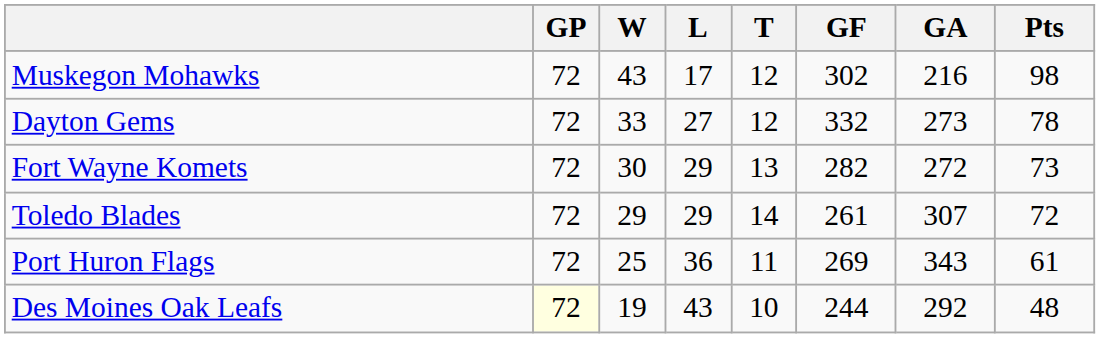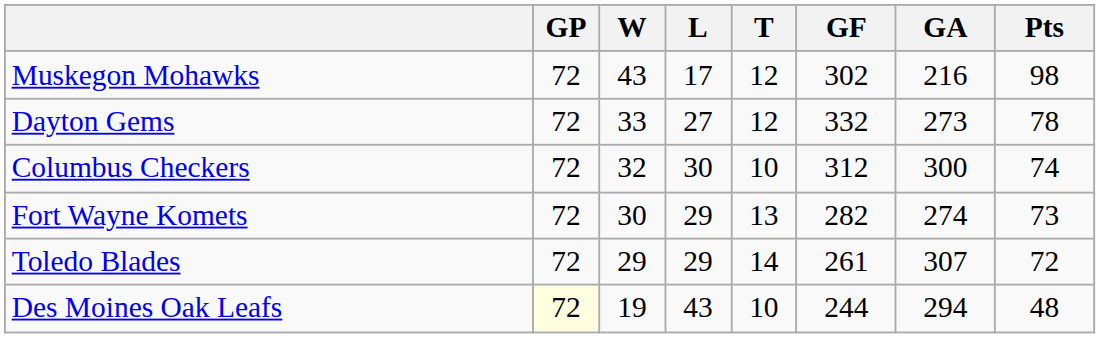+ row: (131, 167)
(945, 167) 272 -> (945, 214) 274
- row: (113, 261)
(945, 307) 292 -> (945, 307) 294
